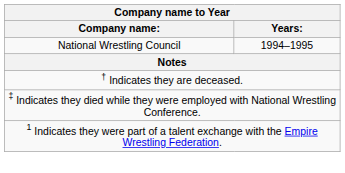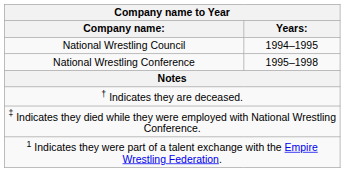+ row: (124, 62)
